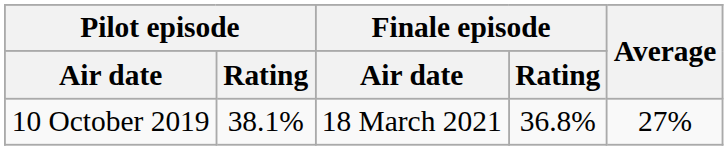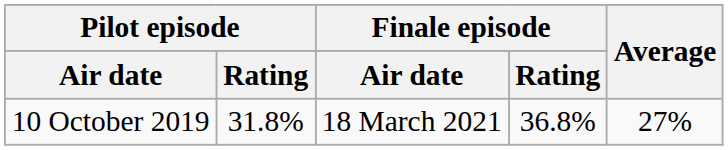(266, 121) 38.1% -> (266, 121) 31.8%
